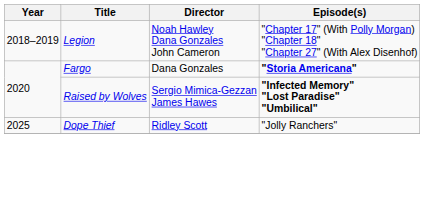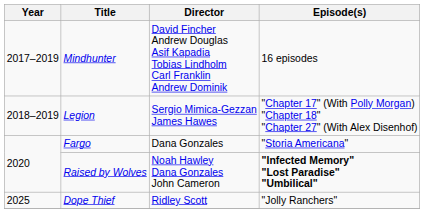+ row: (90, 58)
(187, 40) Noah Hawley Dana Gonzales John Cameron -> (204, 115) Sergio Mimica-Gezzan James Hawes
(309, 69) bold -> (305, 144) normal
(204, 97) Sergio Mimica-Gezzan James Hawes -> (187, 172) Noah Hawley Dana Gonzales John Cameron
